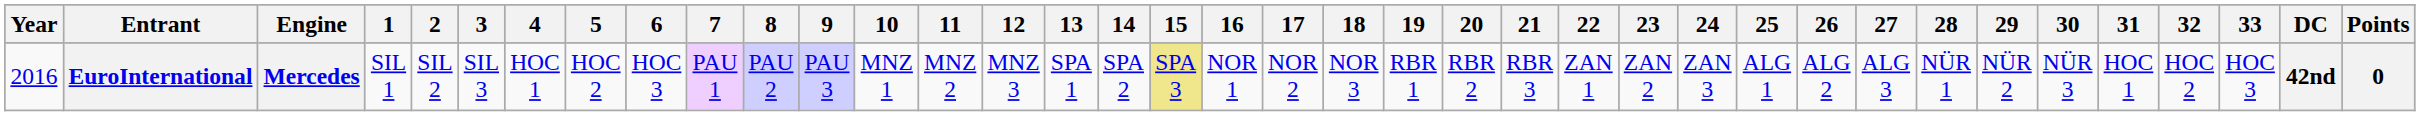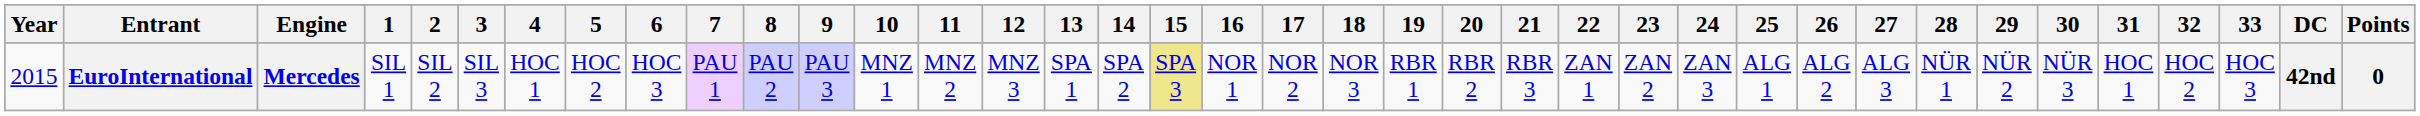(34, 76) 2016 -> (34, 76) 2015
